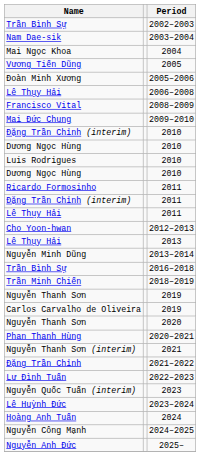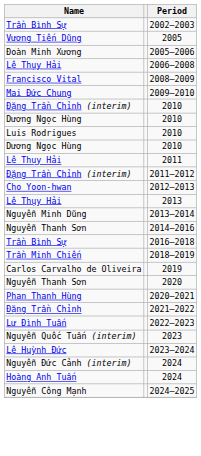- row: (34, 38)
- row: (39, 52)
- row: (51, 187)
- row: (69, 201)
+ row: (69, 174)
+ row: (46, 228)
- row: (46, 296)
- row: (71, 350)
+ row: (69, 364)
- row: (41, 445)
